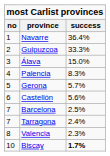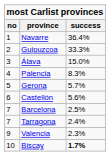(8, 133) 8 -> (8, 133) 9
